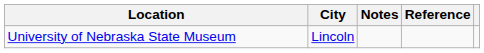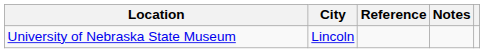columns swapped: (380, 15) <-> (438, 15)
